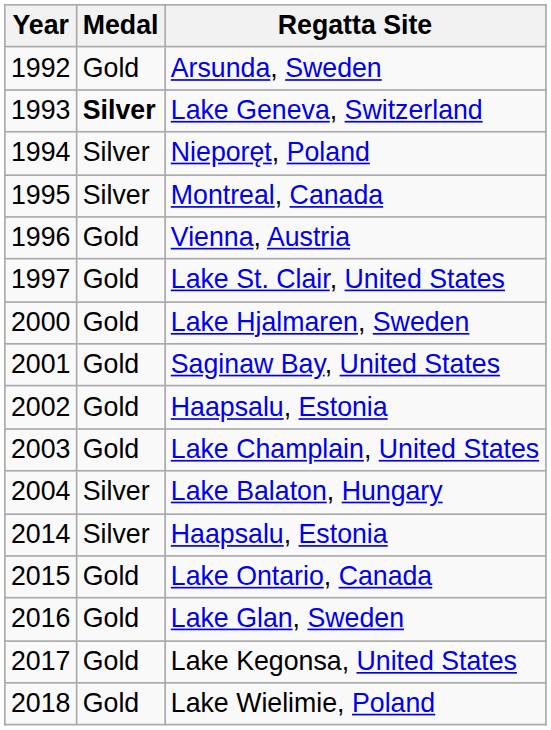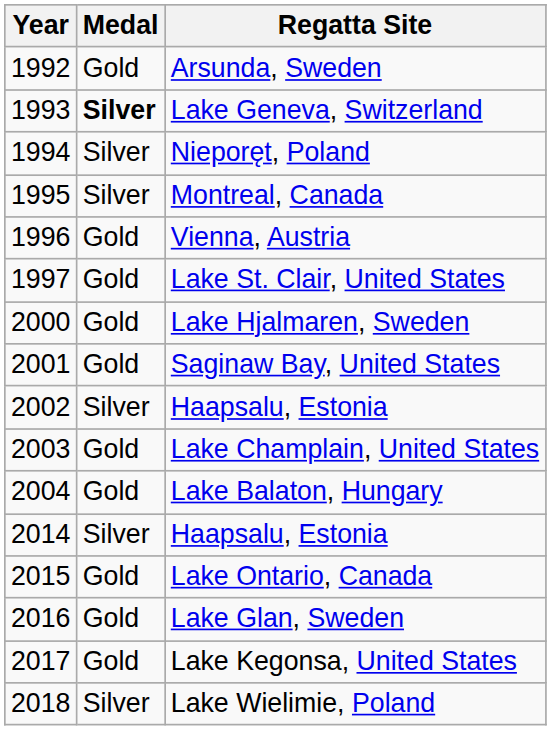(111, 407) Gold -> (116, 407) Silver
(116, 491) Silver -> (111, 491) Gold
(111, 703) Gold -> (116, 703) Silver
